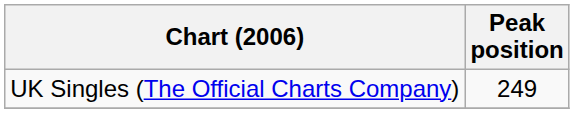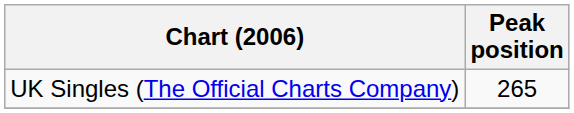(517, 88) 249 -> (517, 88) 265
